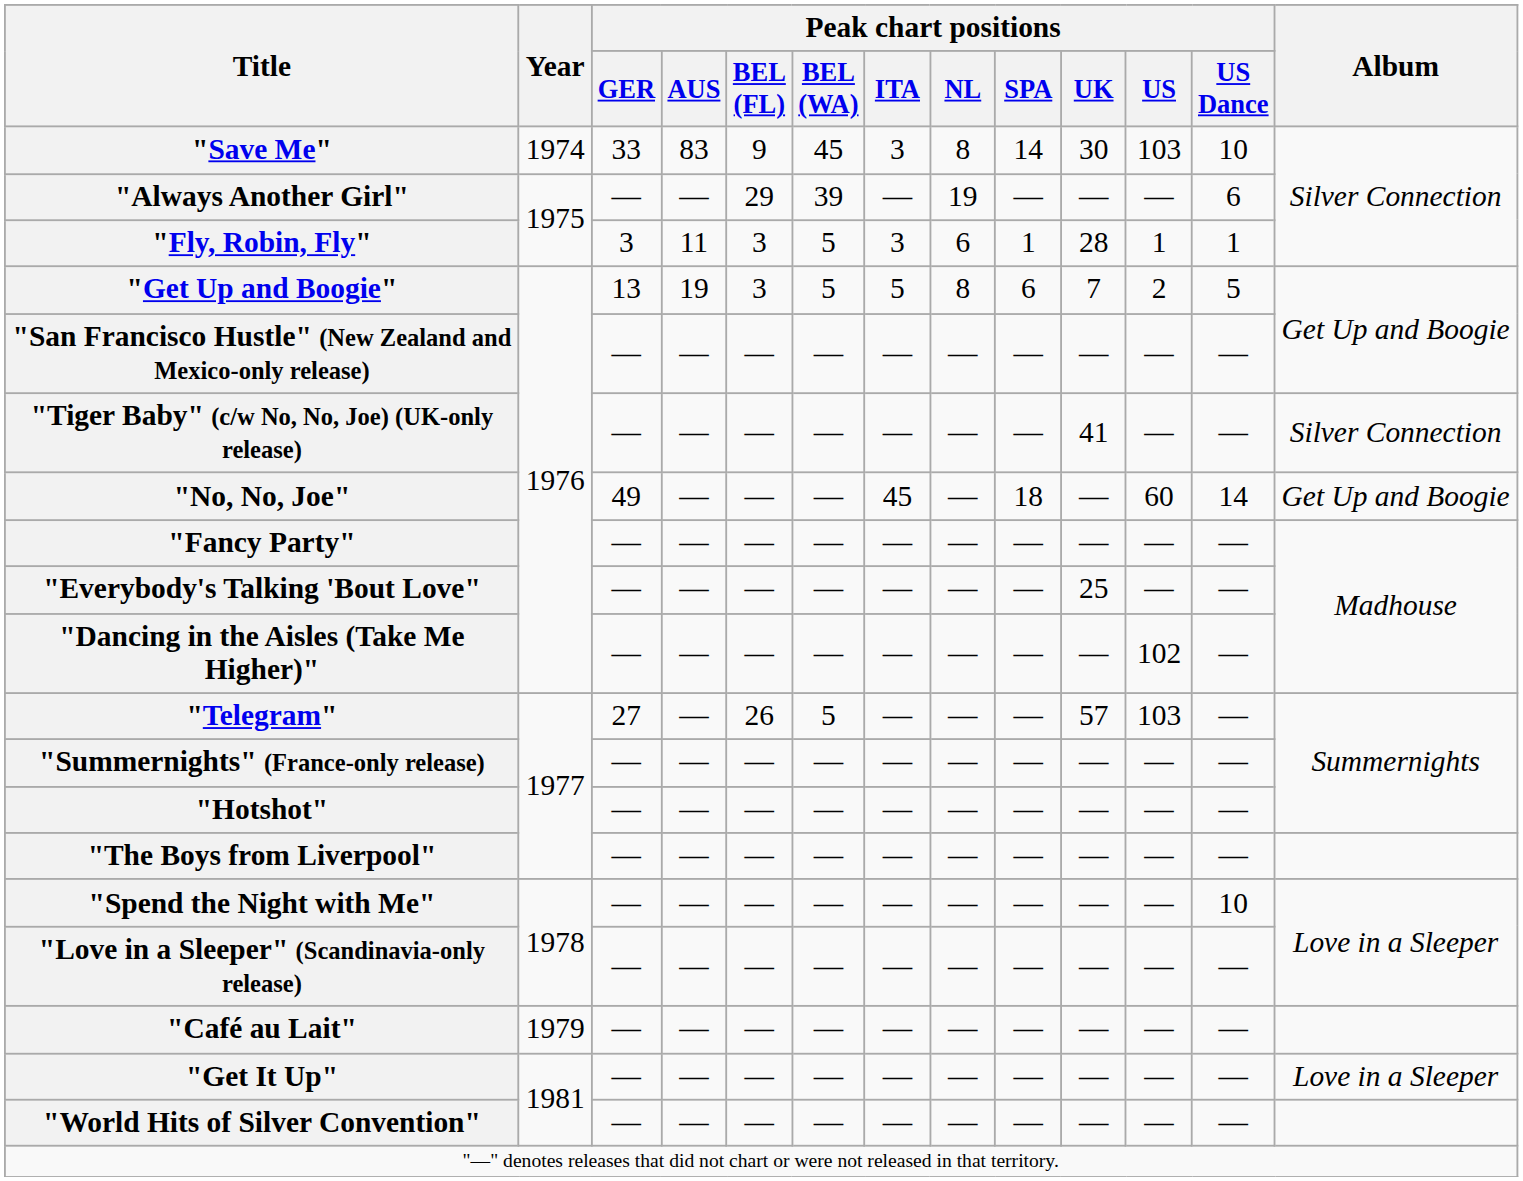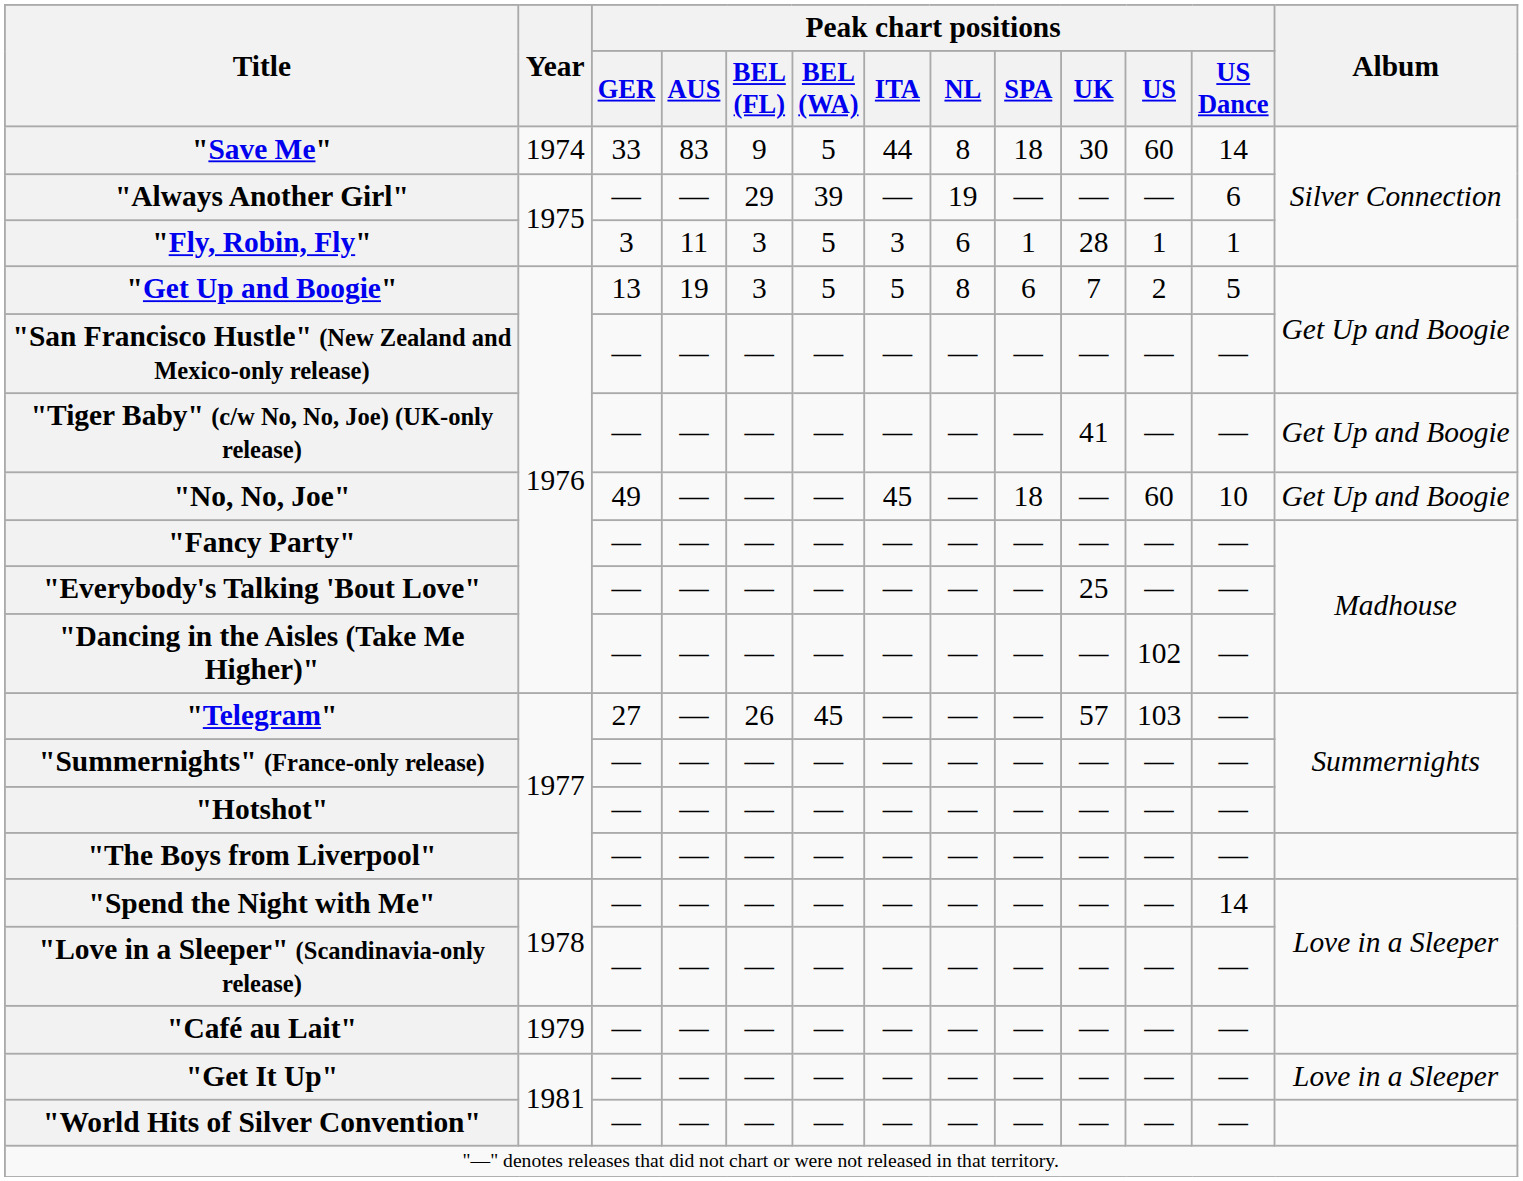(828, 149) 45 -> (828, 149) 5
(897, 149) 3 -> (897, 149) 44
(1028, 149) 14 -> (1028, 149) 18
(1159, 149) 103 -> (1159, 149) 60
(1233, 149) 10 -> (1233, 149) 14
(1396, 432) Silver Connection -> (1396, 432) Get Up and Boogie
(1233, 495) 14 -> (1233, 495) 10
(828, 715) 5 -> (828, 715) 45
(1233, 902) 10 -> (1233, 902) 14
